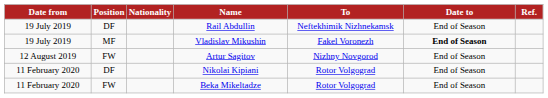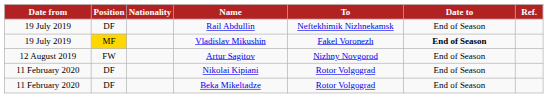(109, 41) no background -> (109, 41) gold background
(109, 85) FW -> (109, 85) DF
